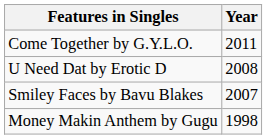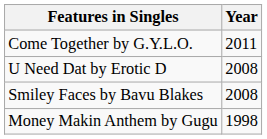(242, 95) 2007 -> (242, 95) 2008
